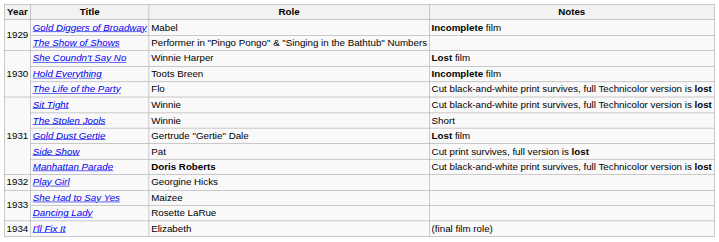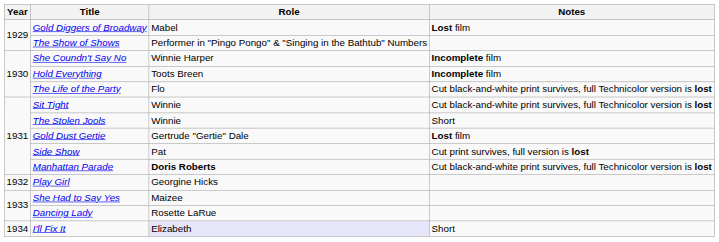(466, 27) Incomplete film -> (451, 27) Lost film
(451, 58) Lost film -> (466, 58) Incomplete film
(171, 228) no background -> (171, 228) lavender background
(462, 228) (final film role) -> (443, 228) Short
